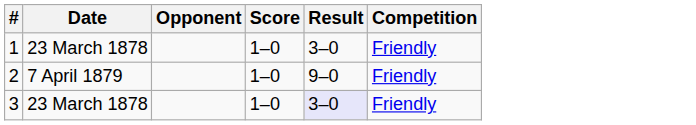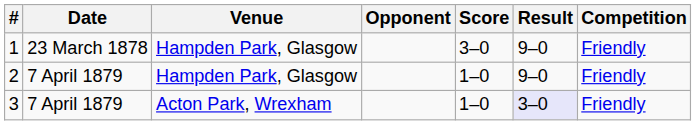+ column: (257, 18)
(265, 47) 1–0 -> (474, 47) 3–0
(323, 47) 3–0 -> (533, 47) 9–0
(87, 104) 23 March 1878 -> (75, 104) 7 April 1879
